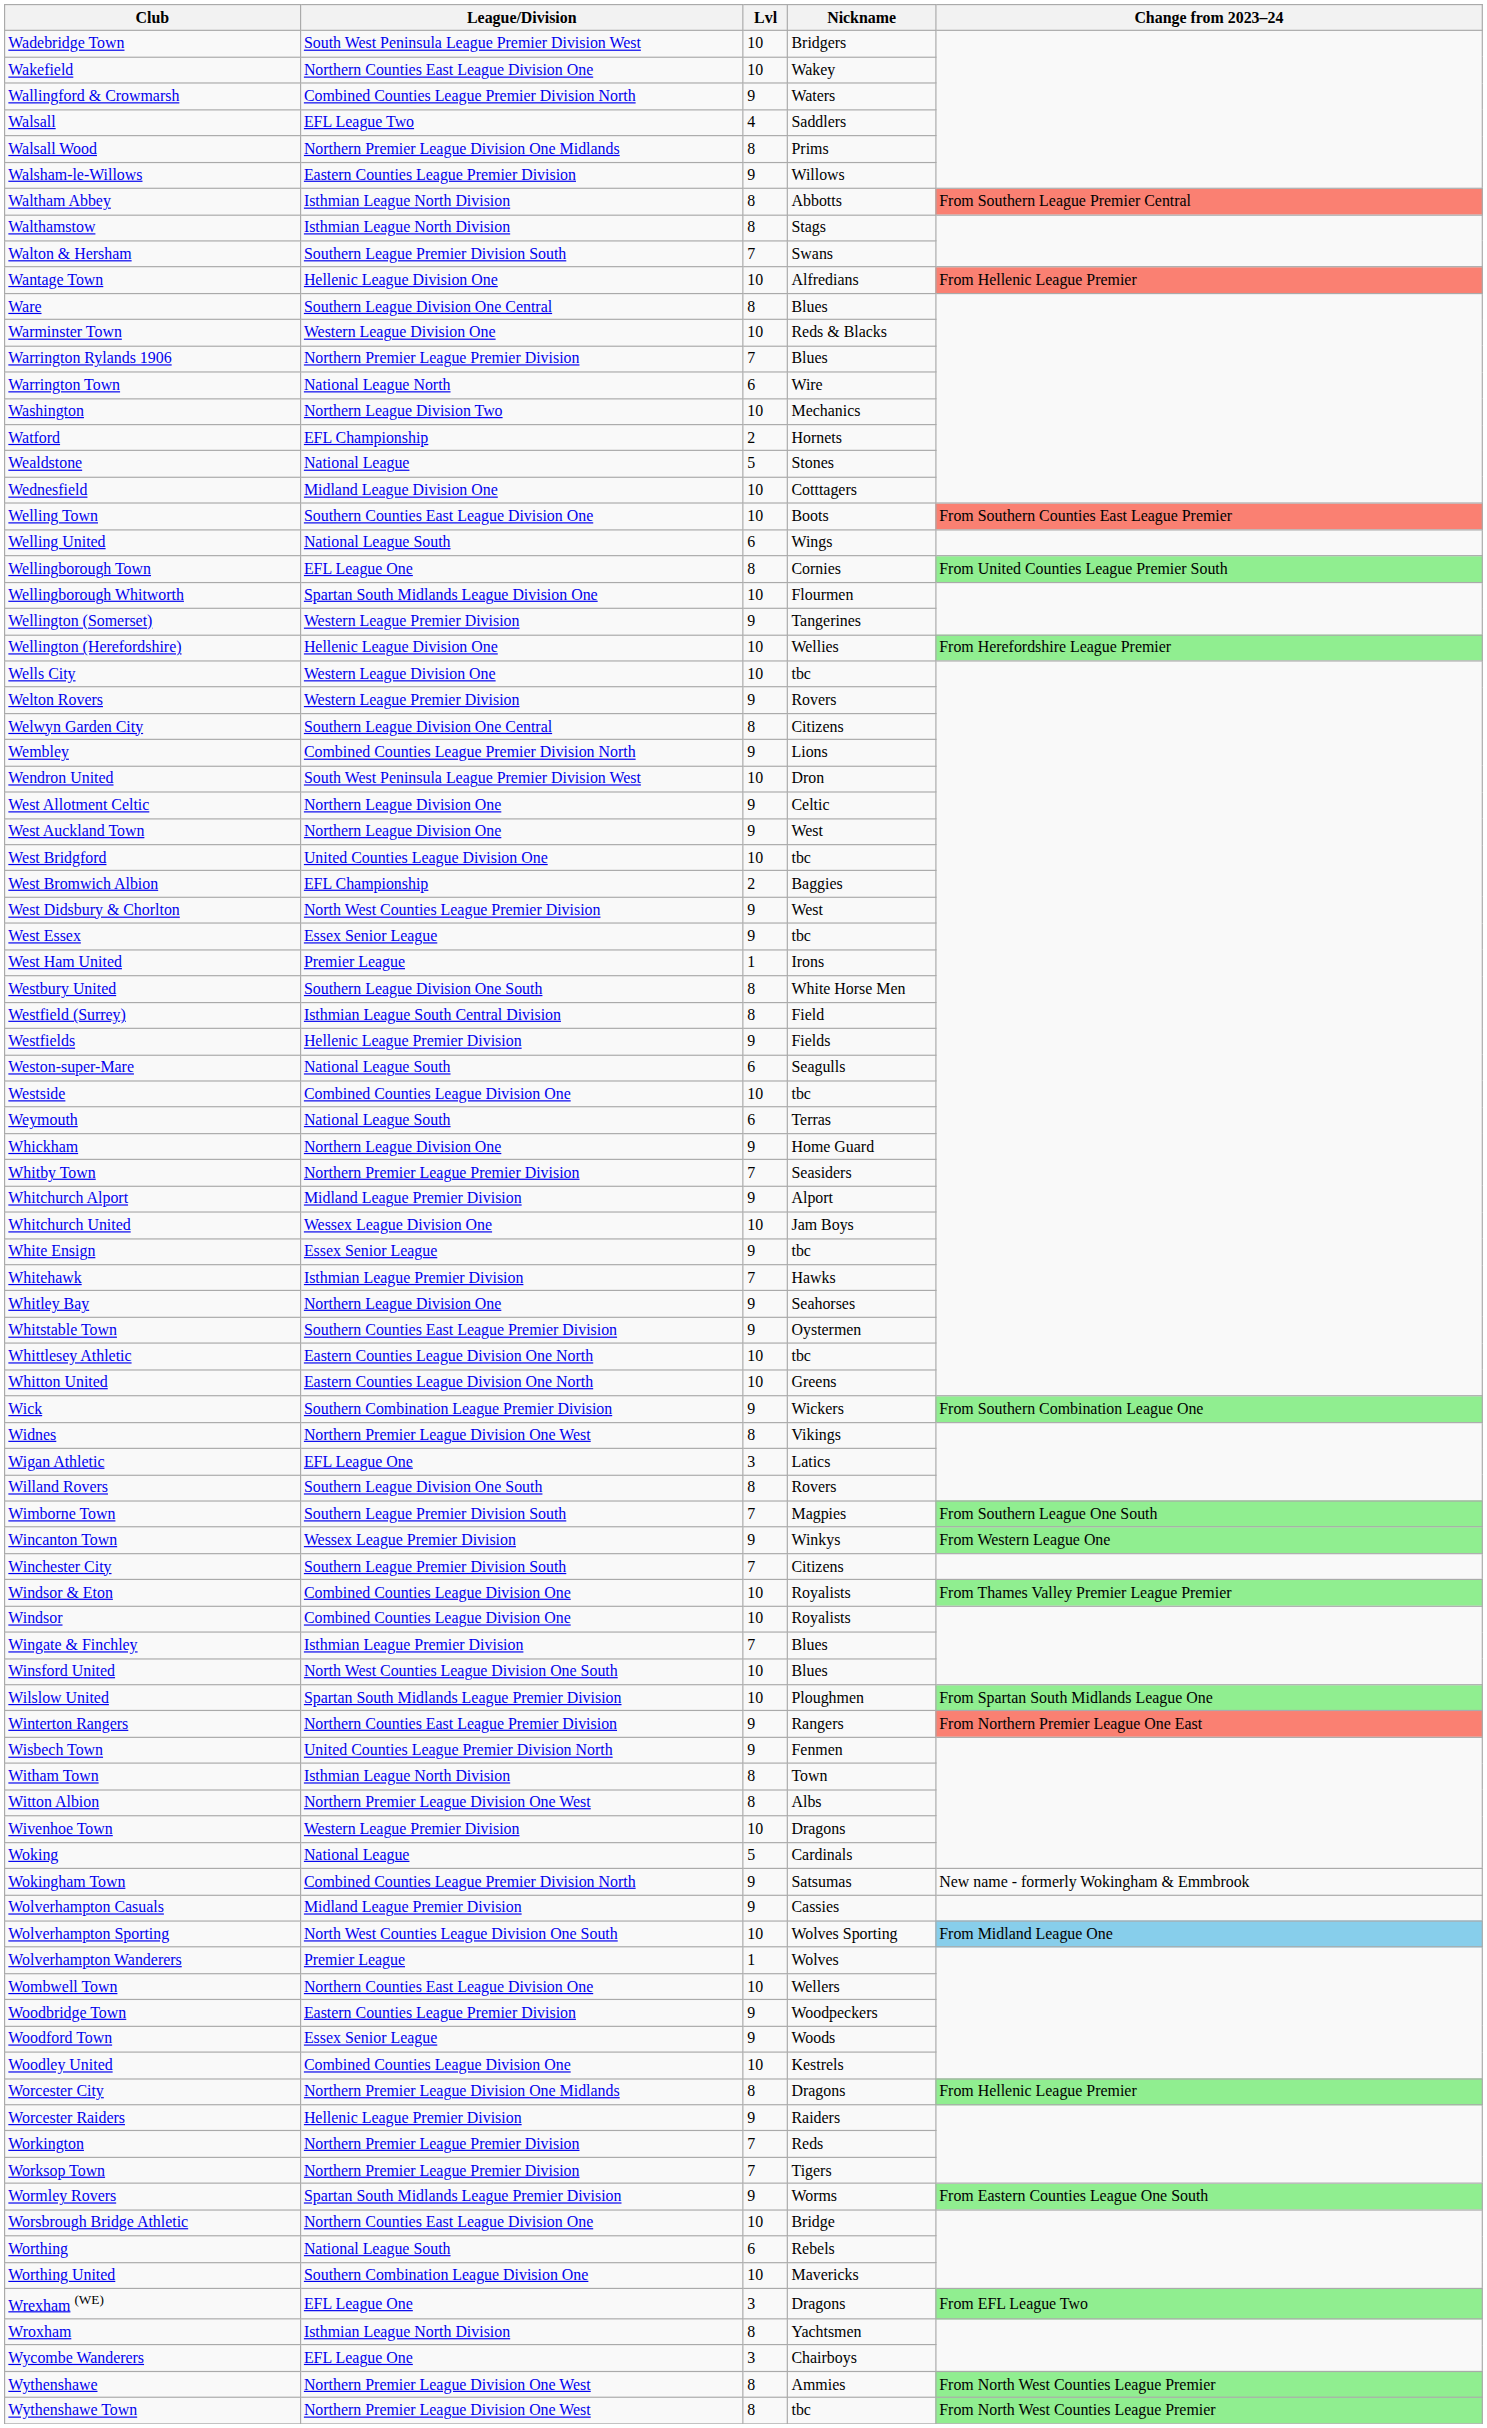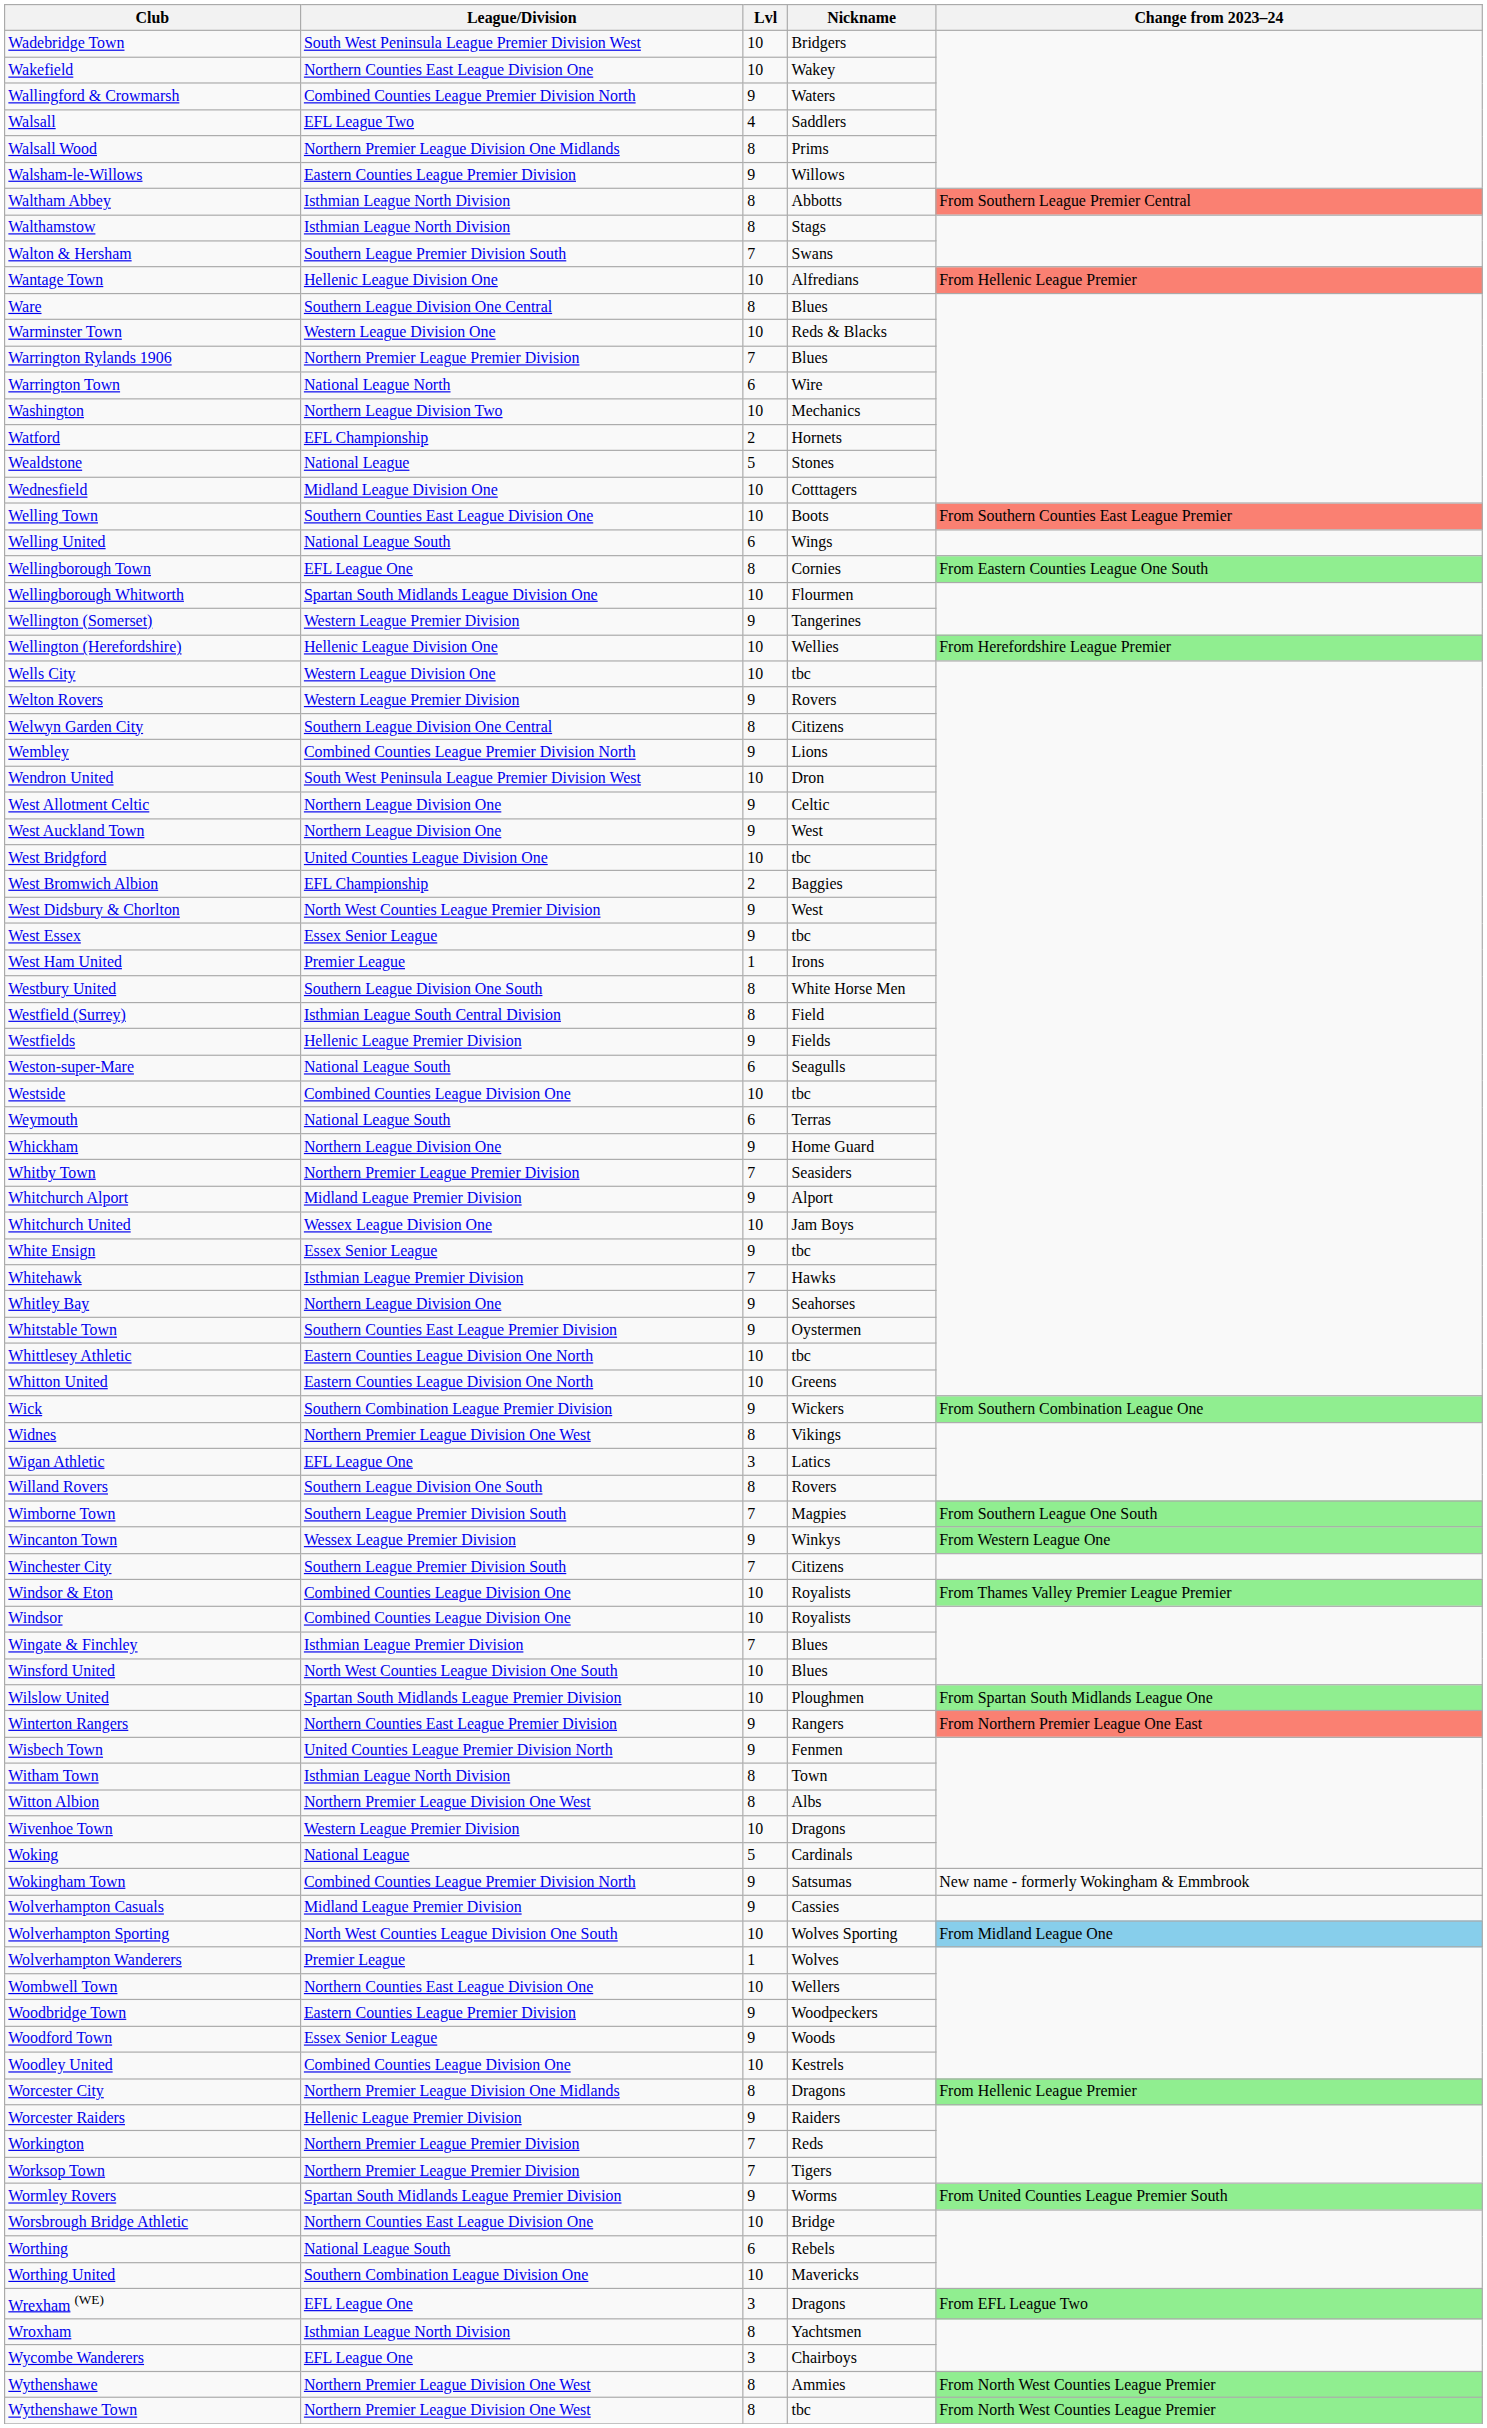(1083, 568) From United Counties League Premier South -> (1074, 568) From Eastern Counties League One South
(1074, 2196) From Eastern Counties League One South -> (1083, 2196) From United Counties League Premier South
